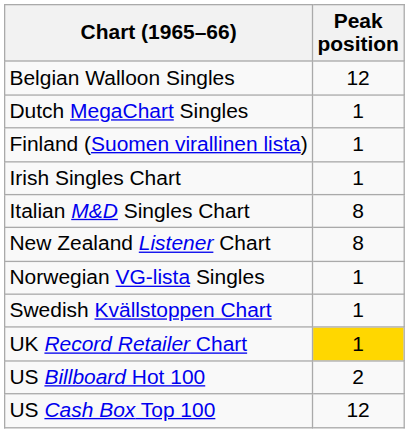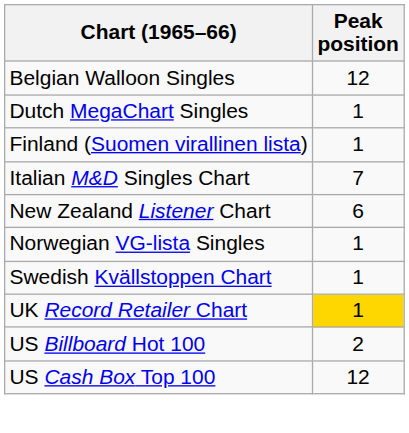- row: (95, 177)
(358, 210) 8 -> (358, 177) 7
(358, 244) 8 -> (358, 210) 6
